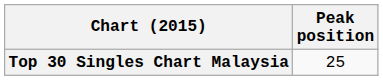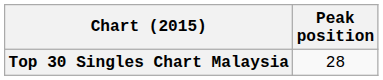(335, 63) 25 -> (335, 63) 28
